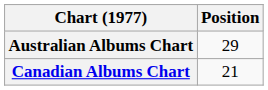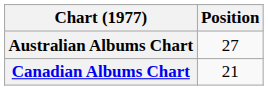(230, 44) 29 -> (230, 44) 27
